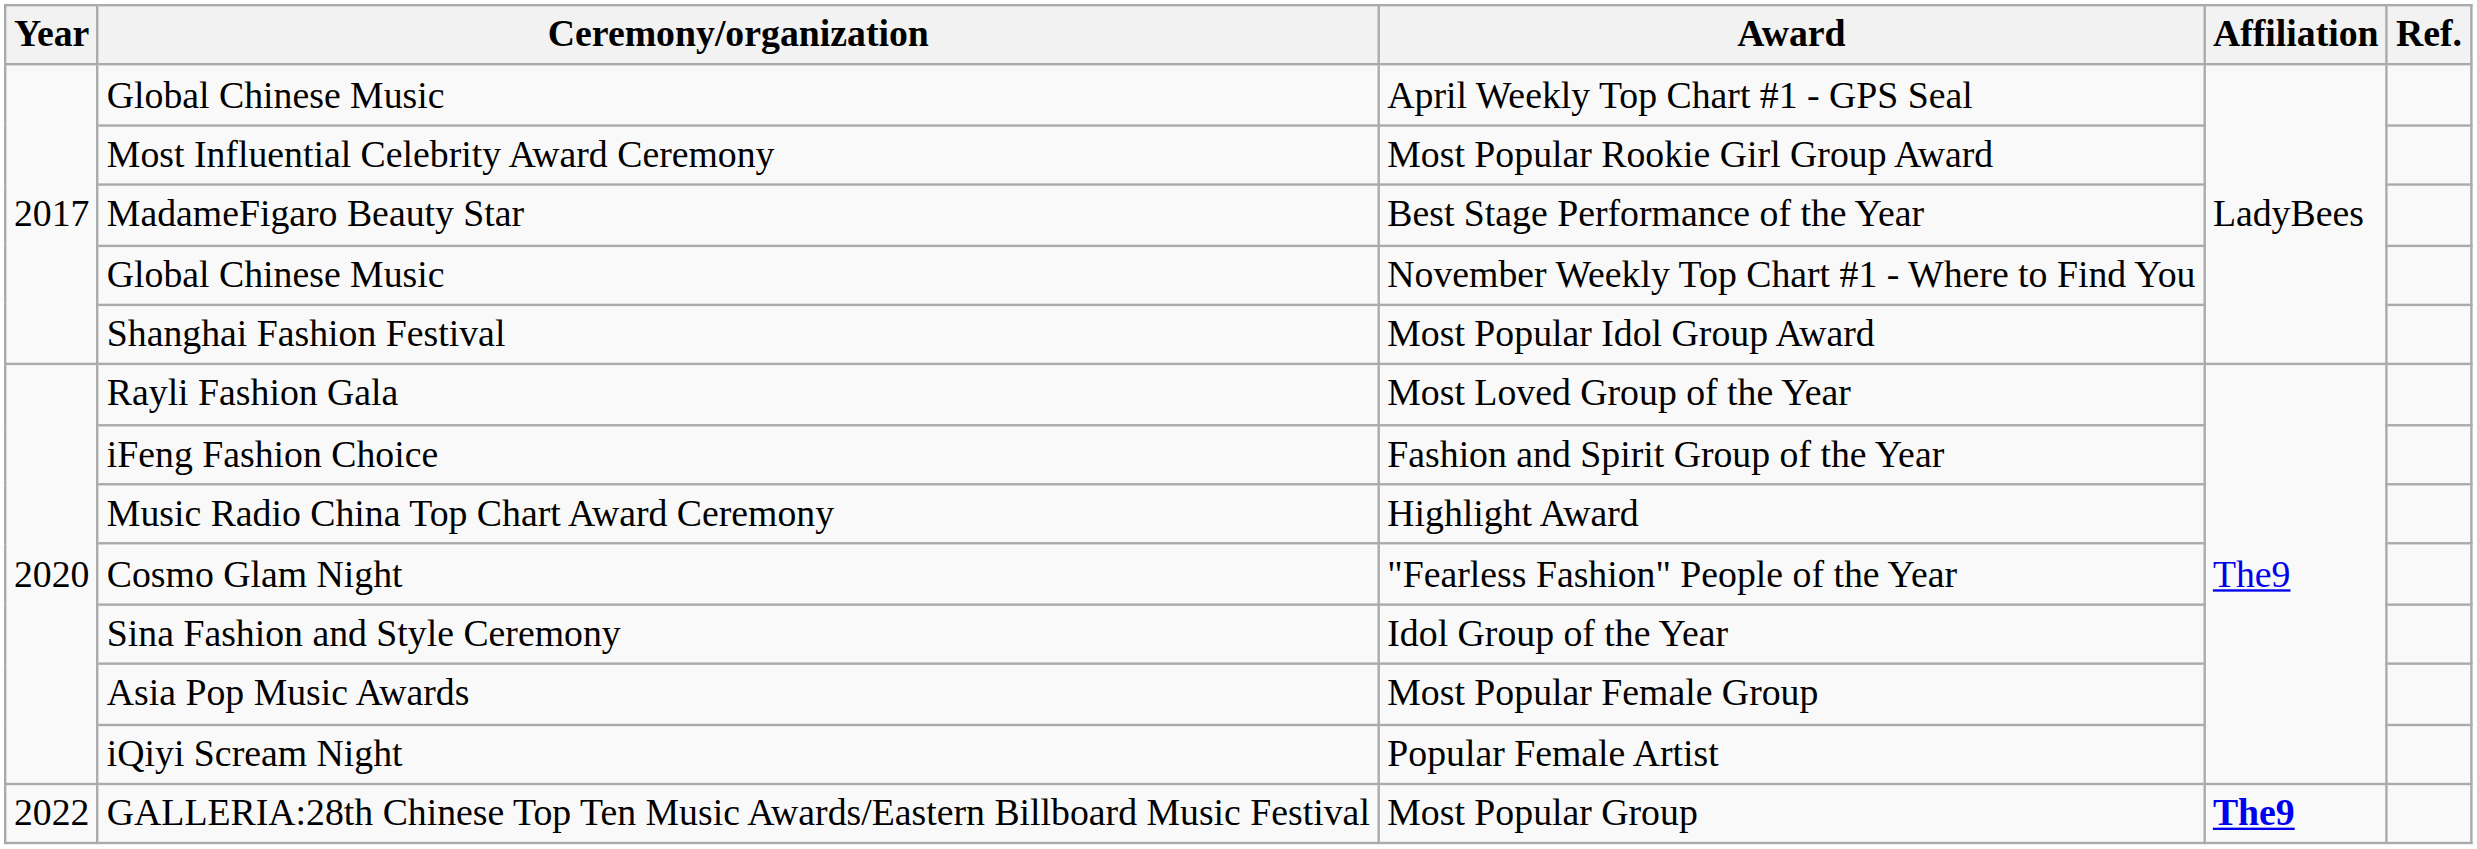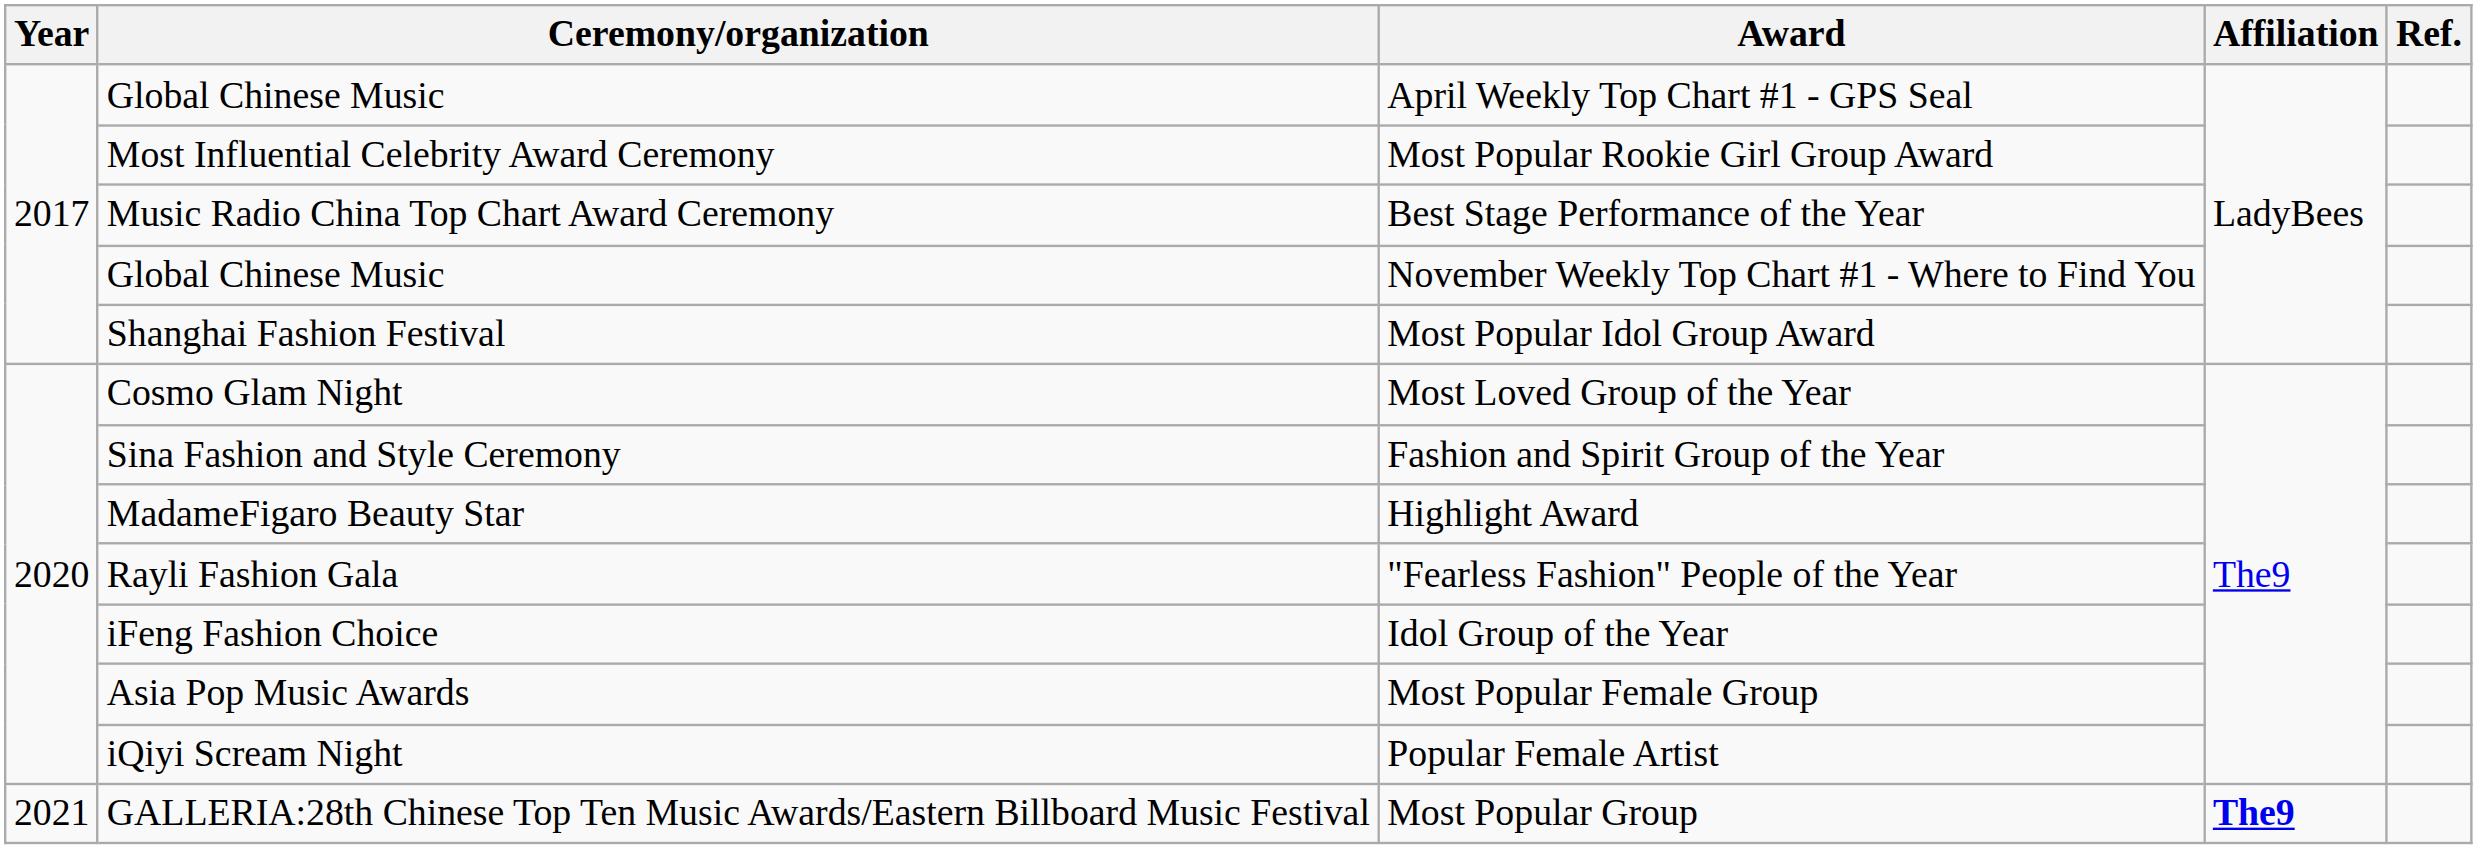(315, 214) MadameFigaro Beauty Star -> (470, 214) Music Radio China Top Chart Award Ceremony
(253, 393) Rayli Fashion Gala -> (255, 393) Cosmo Glam Night
(273, 453) iFeng Fashion Choice -> (364, 453) Sina Fashion and Style Ceremony
(470, 513) Music Radio China Top Chart Award Ceremony -> (315, 513) MadameFigaro Beauty Star
(255, 573) Cosmo Glam Night -> (253, 573) Rayli Fashion Gala
(364, 633) Sina Fashion and Style Ceremony -> (273, 633) iFeng Fashion Choice
(52, 812) 2022 -> (52, 812) 2021
